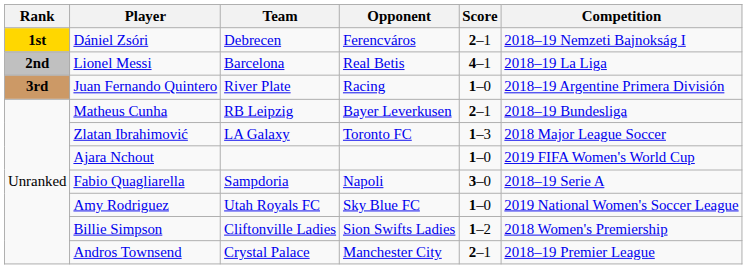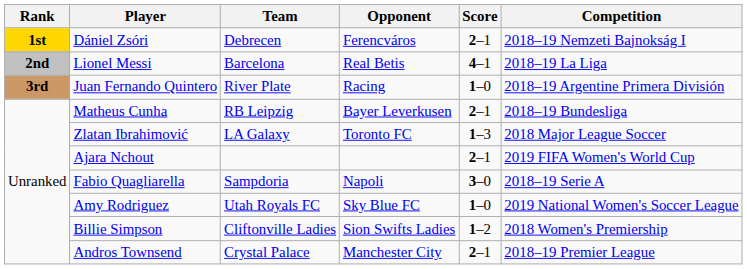(480, 157) 1–0 -> (480, 157) 2–1
